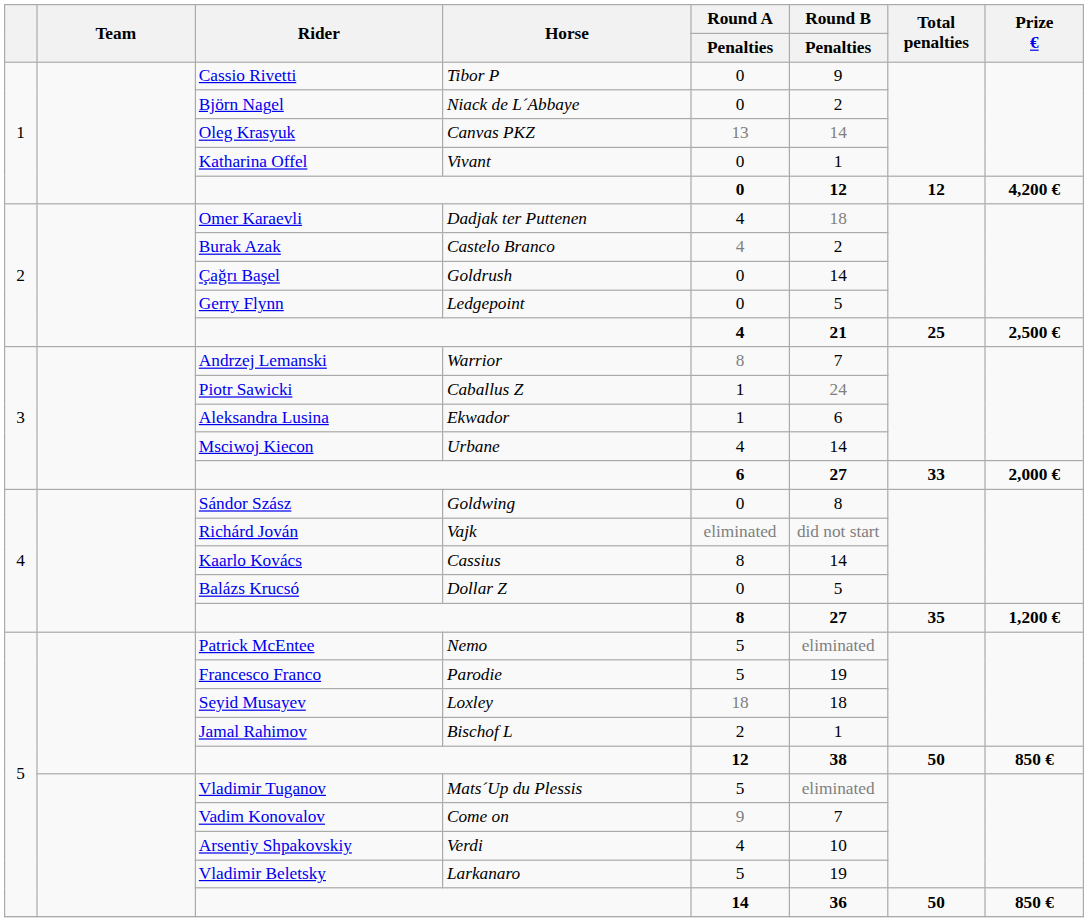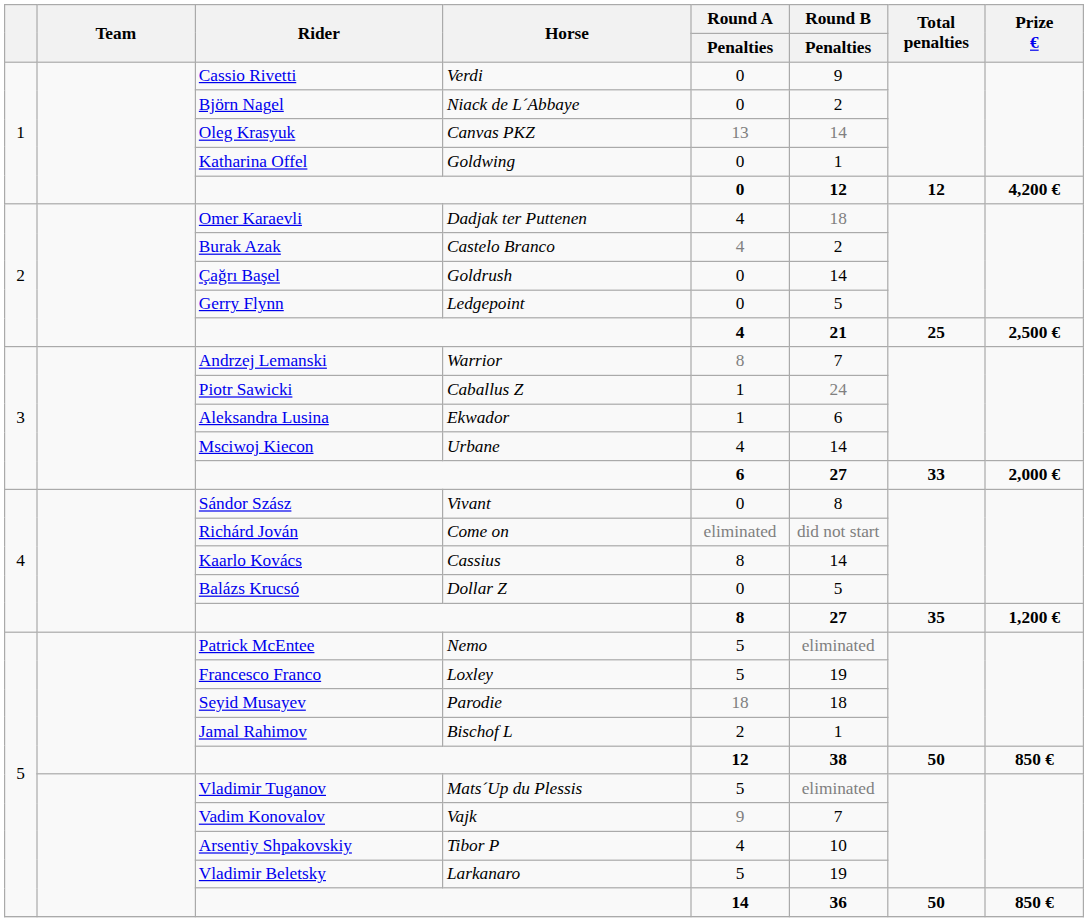(473, 76) Tibor P -> (465, 76) Verdi
(469, 161) Vivant -> (481, 161) Goldwing
(481, 503) Goldwing -> (469, 503) Vivant
(462, 532) Vajk -> (478, 532) Come on
(474, 674) Parodie -> (470, 674) Loxley
(470, 703) Loxley -> (474, 703) Parodie
(478, 817) Come on -> (462, 817) Vajk
(465, 845) Verdi -> (473, 845) Tibor P
